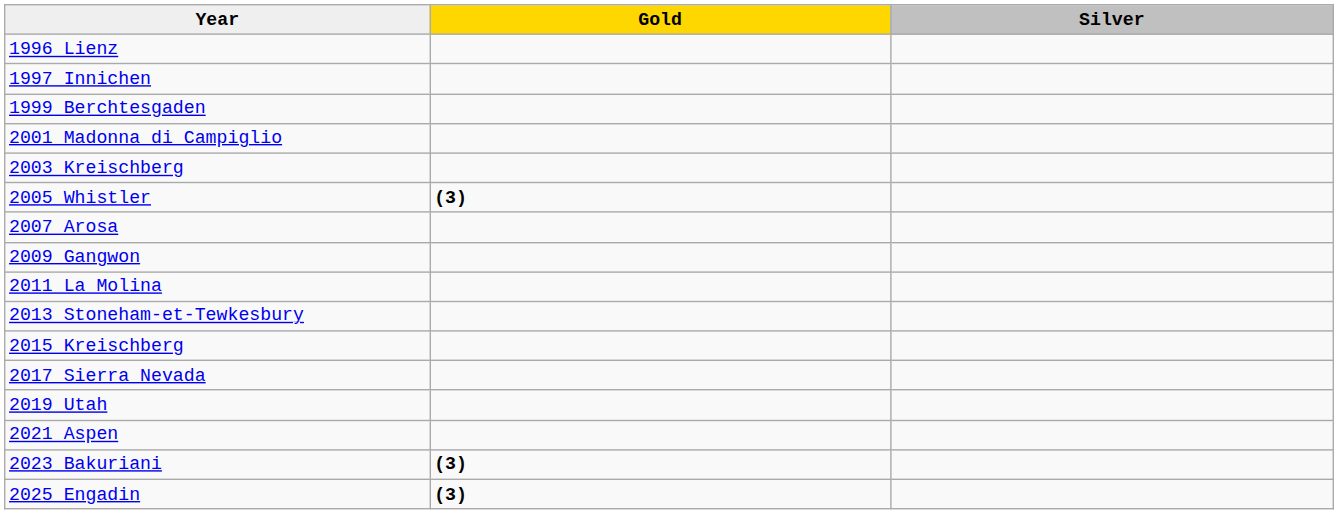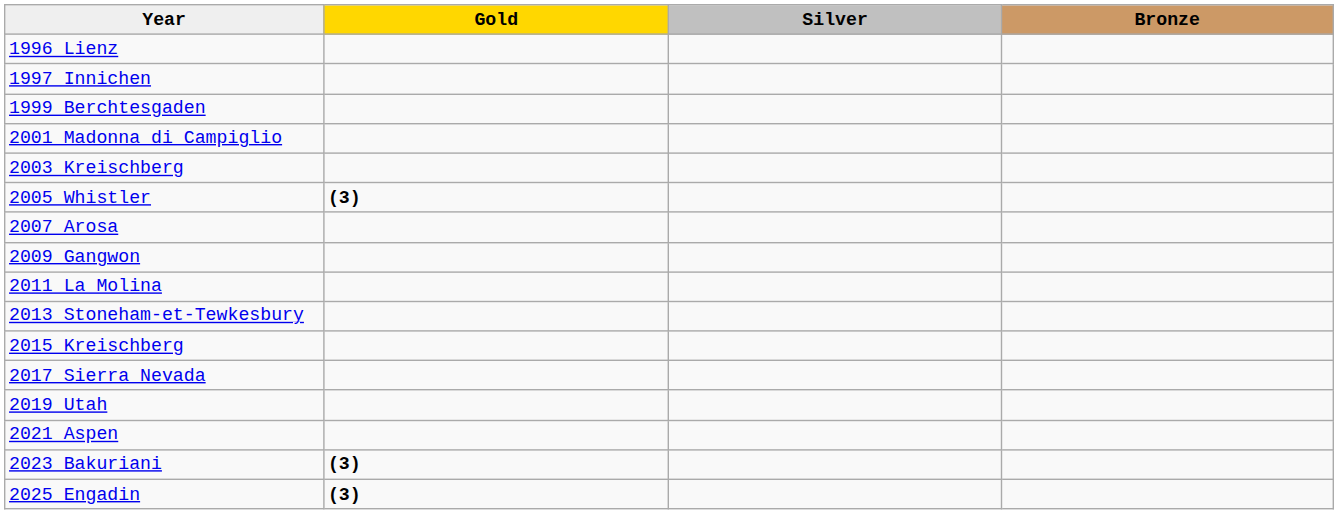+ column: (1167, 20)
